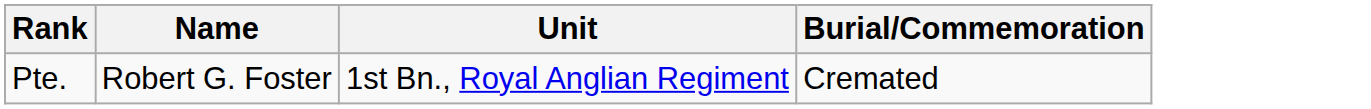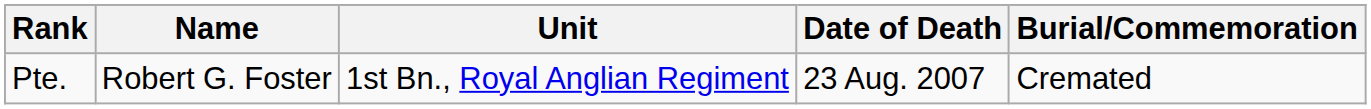+ column: (903, 28)
